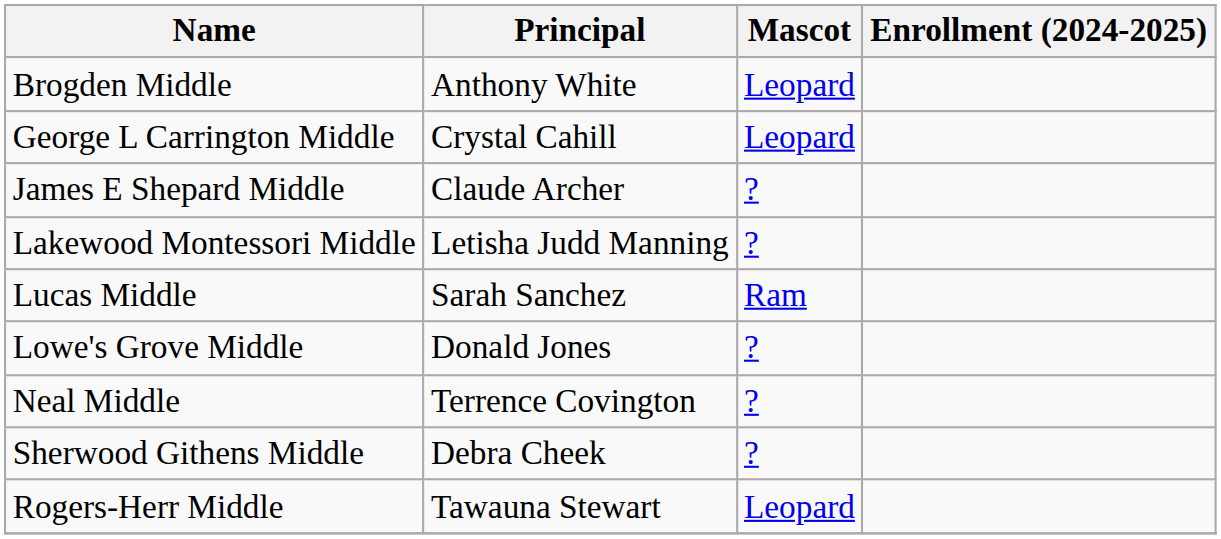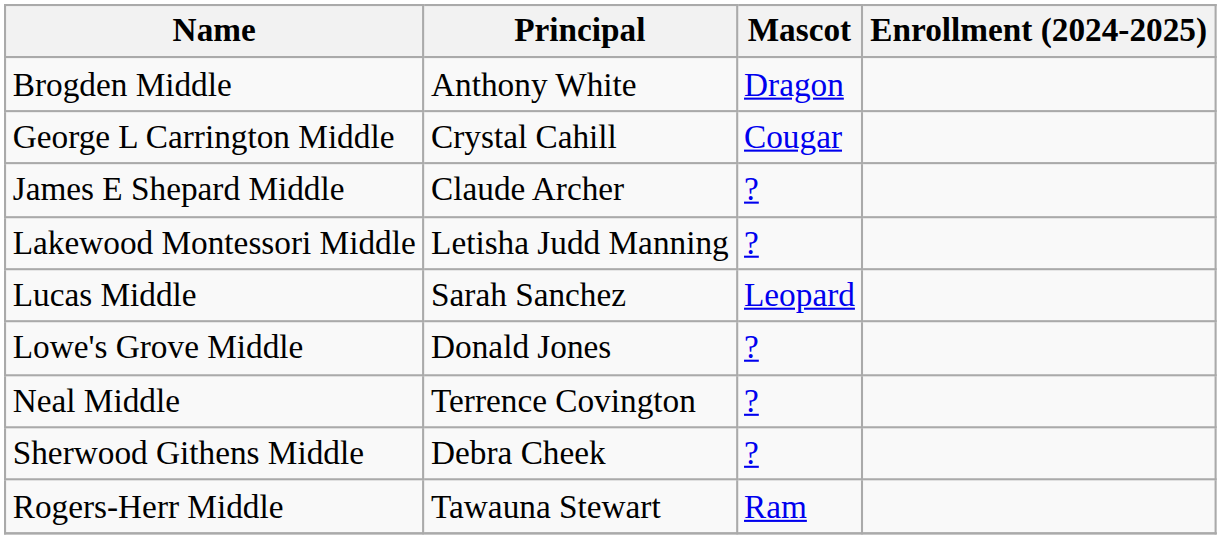(799, 83) Leopard -> (794, 83) Dragon
(799, 136) Leopard -> (793, 136) Cougar
(775, 294) Ram -> (799, 294) Leopard
(799, 505) Leopard -> (775, 505) Ram
